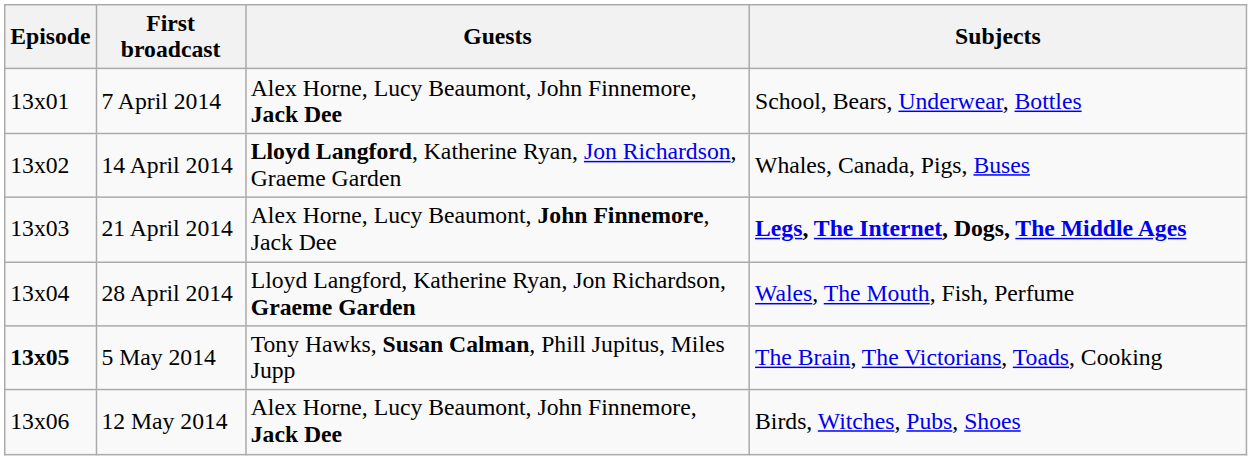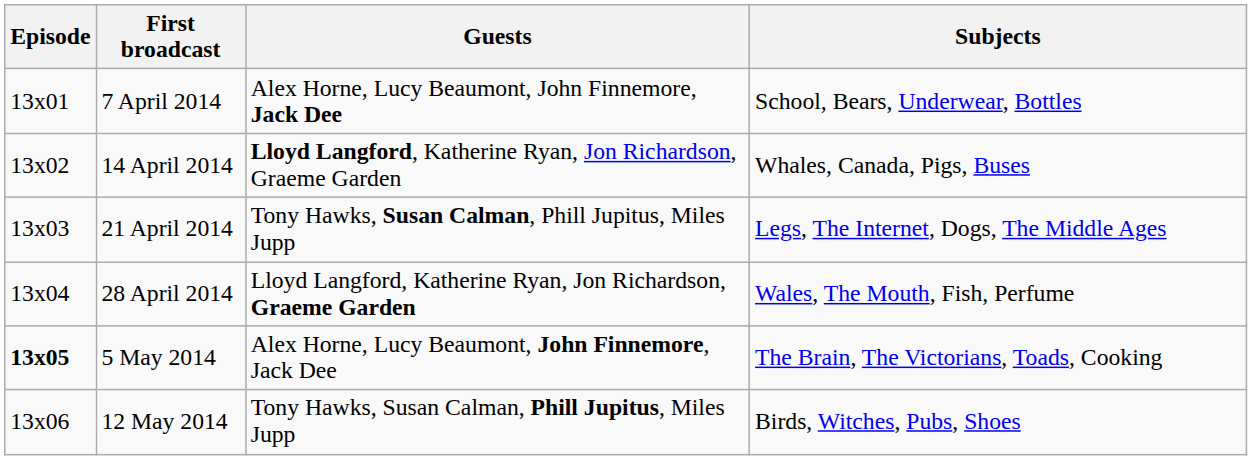(480, 229) Alex Horne, Lucy Beaumont, John Finnemore, Jack Dee -> (488, 229) Tony Hawks, Susan Calman, Phill Jupitus, Miles Jupp
(971, 229) bold -> (961, 229) normal
(488, 357) Tony Hawks, Susan Calman, Phill Jupitus, Miles Jupp -> (480, 357) Alex Horne, Lucy Beaumont, John Finnemore, Jack Dee
(474, 421) Alex Horne, Lucy Beaumont, John Finnemore, Jack Dee -> (488, 421) Tony Hawks, Susan Calman, Phill Jupitus, Miles Jupp
